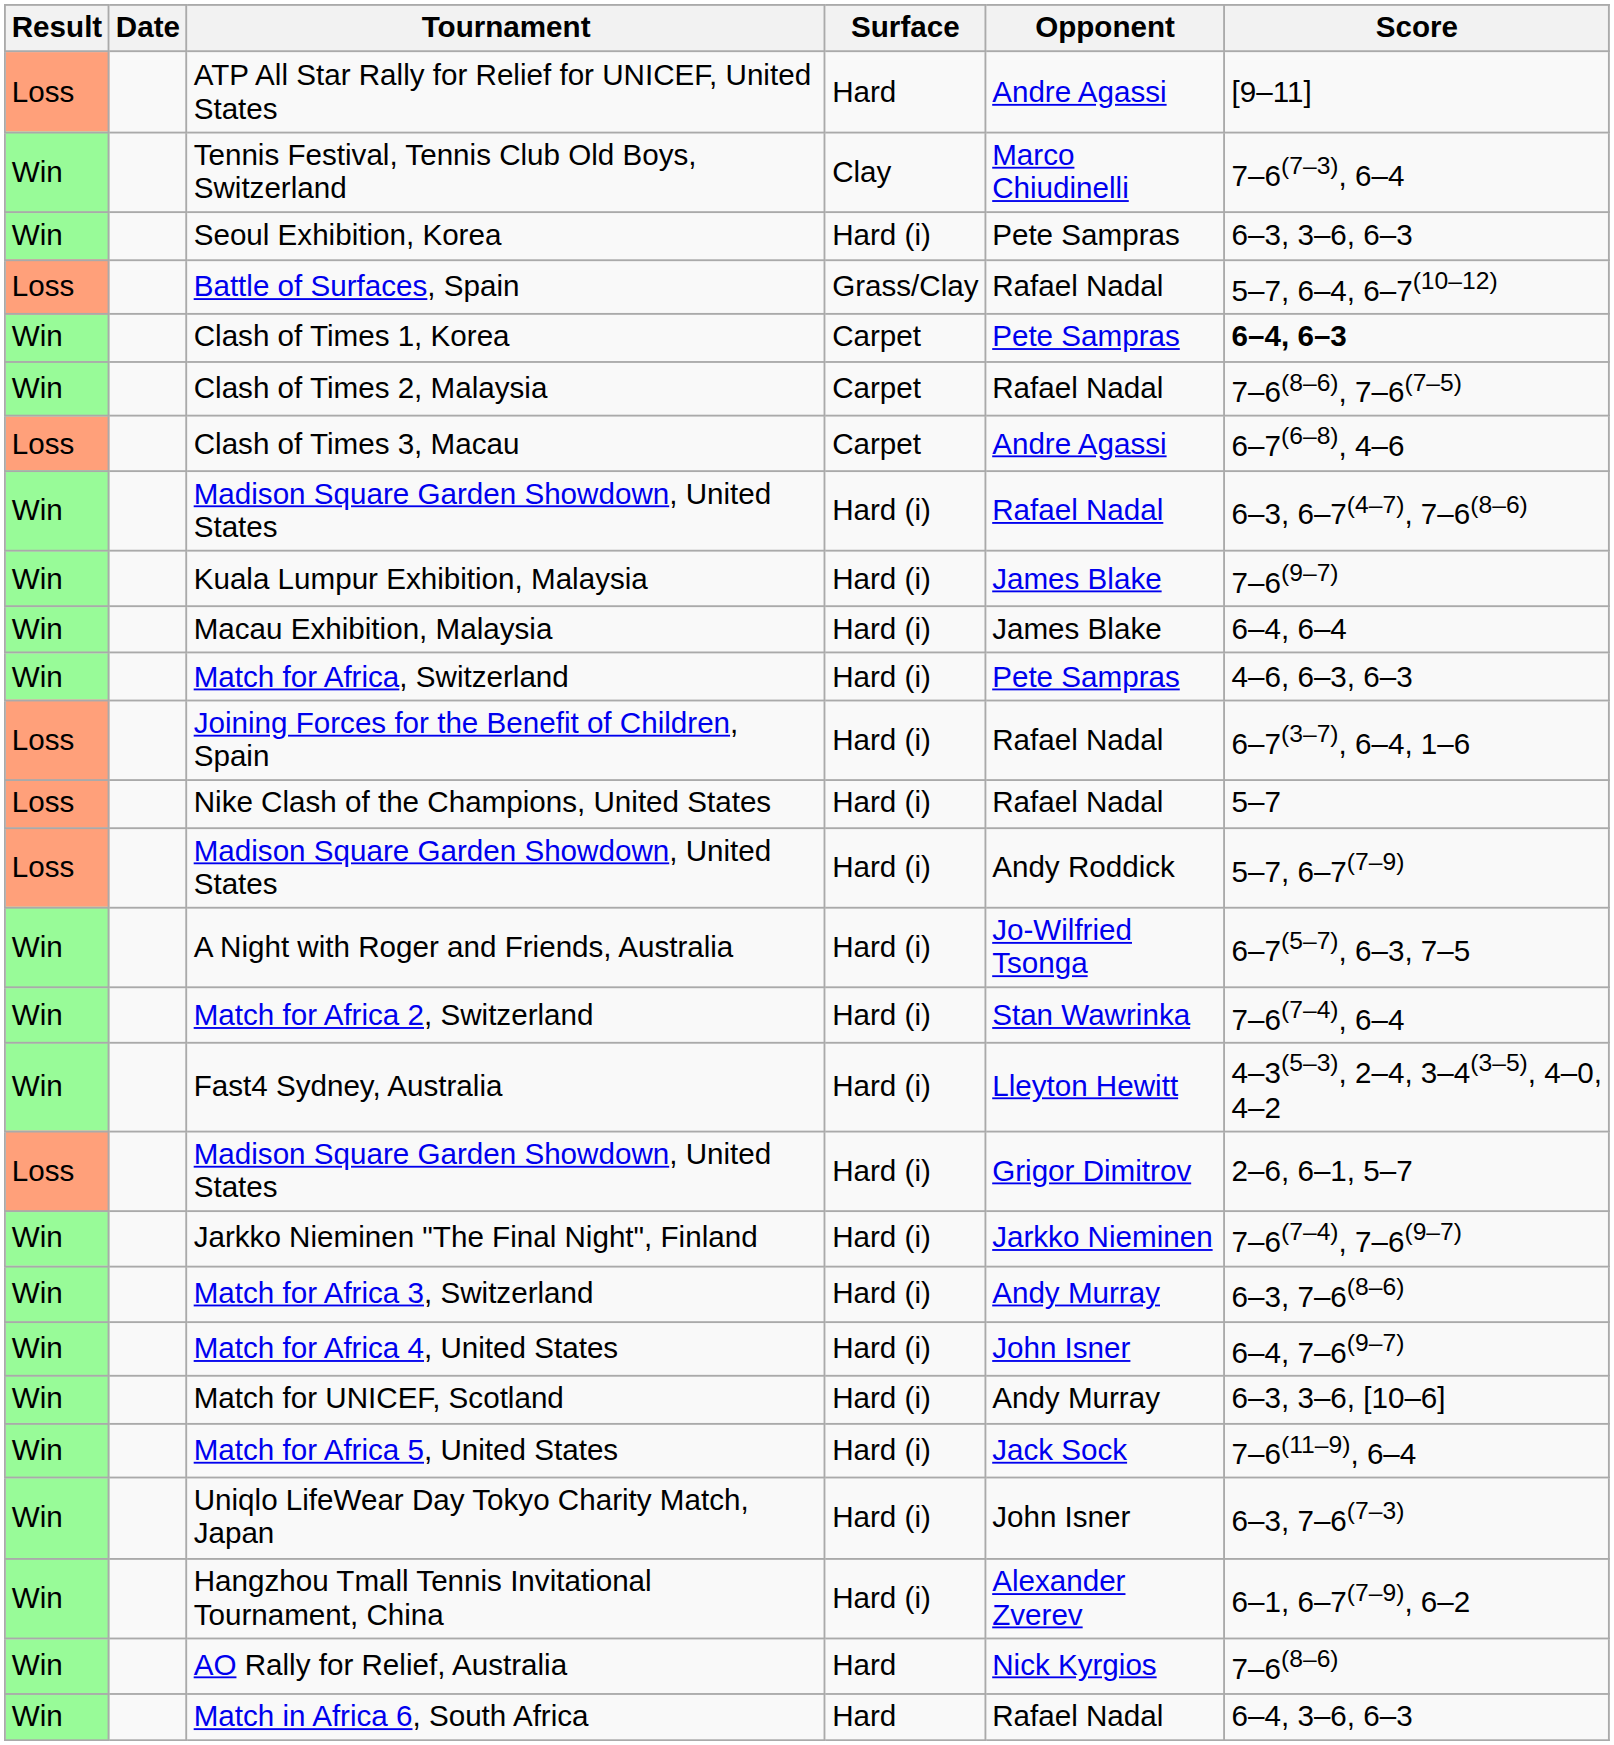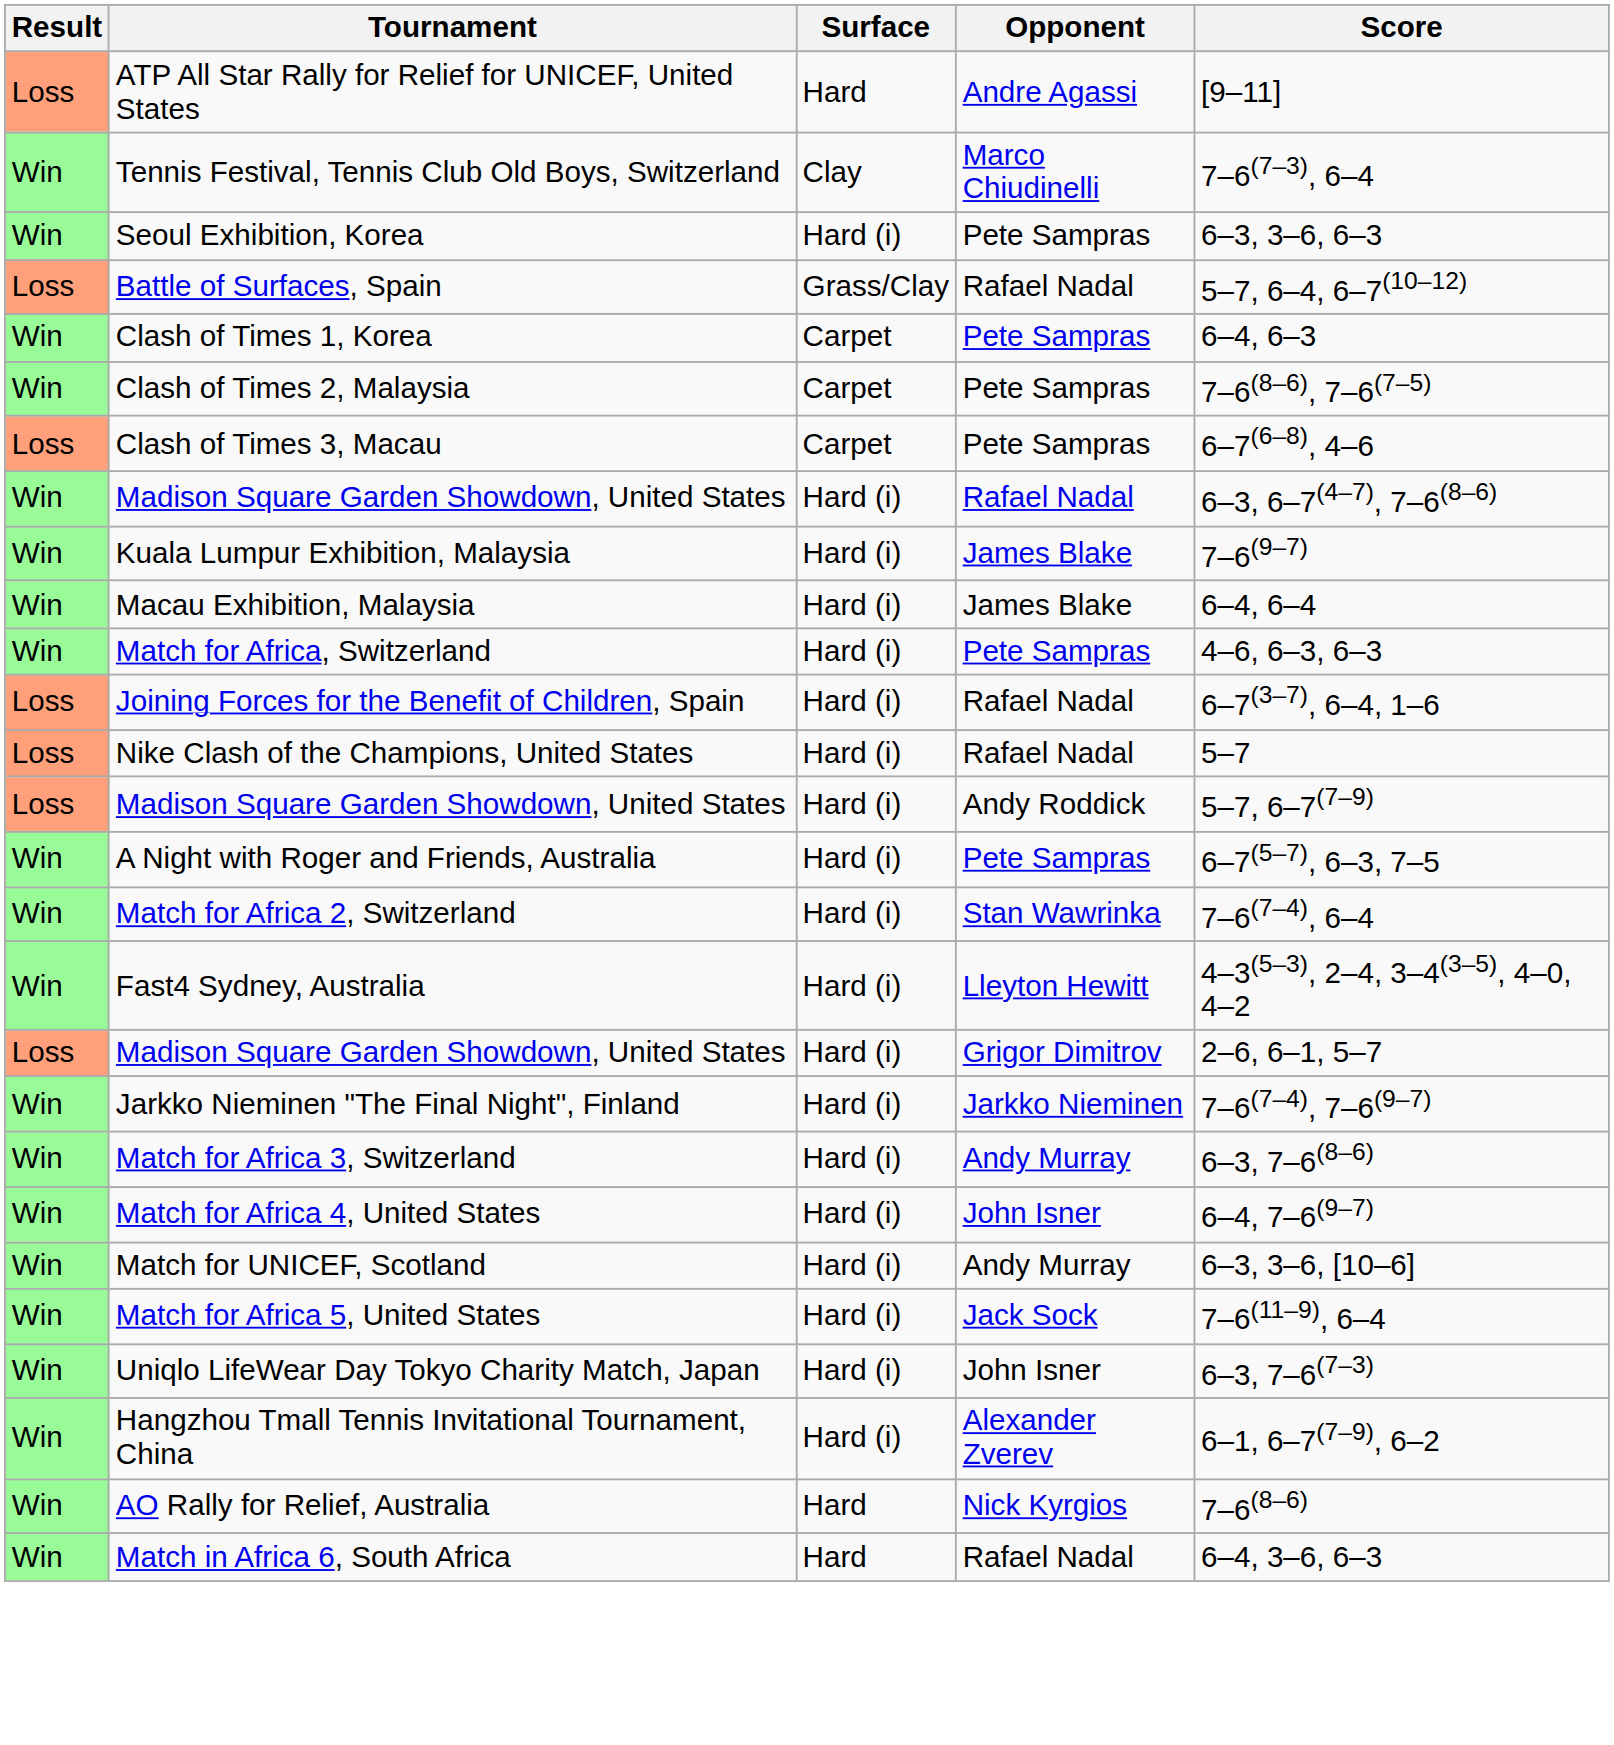- column: (148, 27)
(1289, 337) bold -> (1259, 337) normal
(1078, 388) Rafael Nadal -> (1056, 388) Pete Sampras
(1079, 443) Andre Agassi -> (1056, 443) Pete Sampras
(1062, 947) Jo-Wilfried Tsonga -> (1056, 858) Pete Sampras
